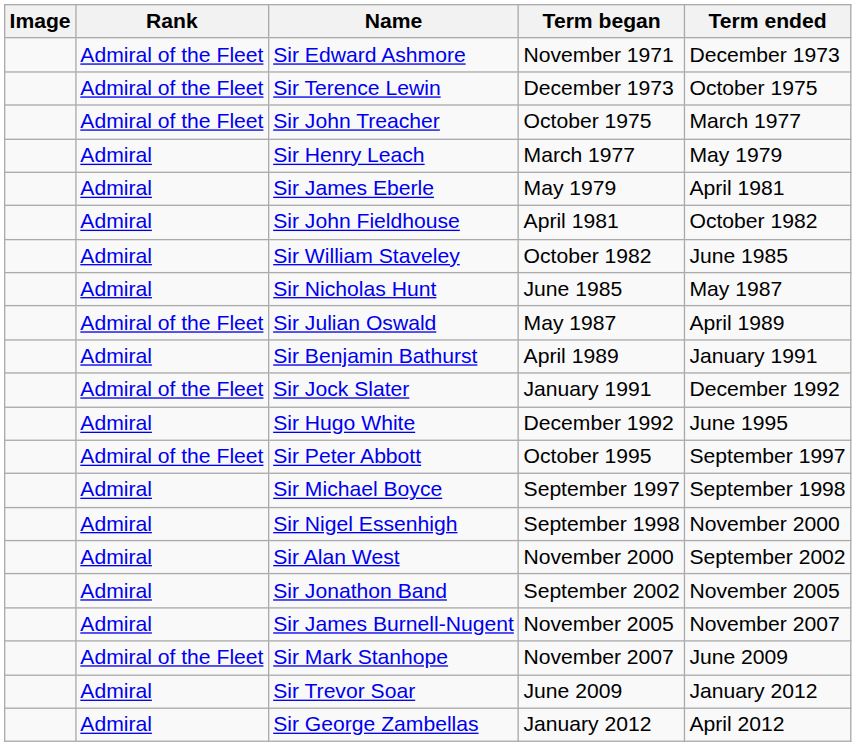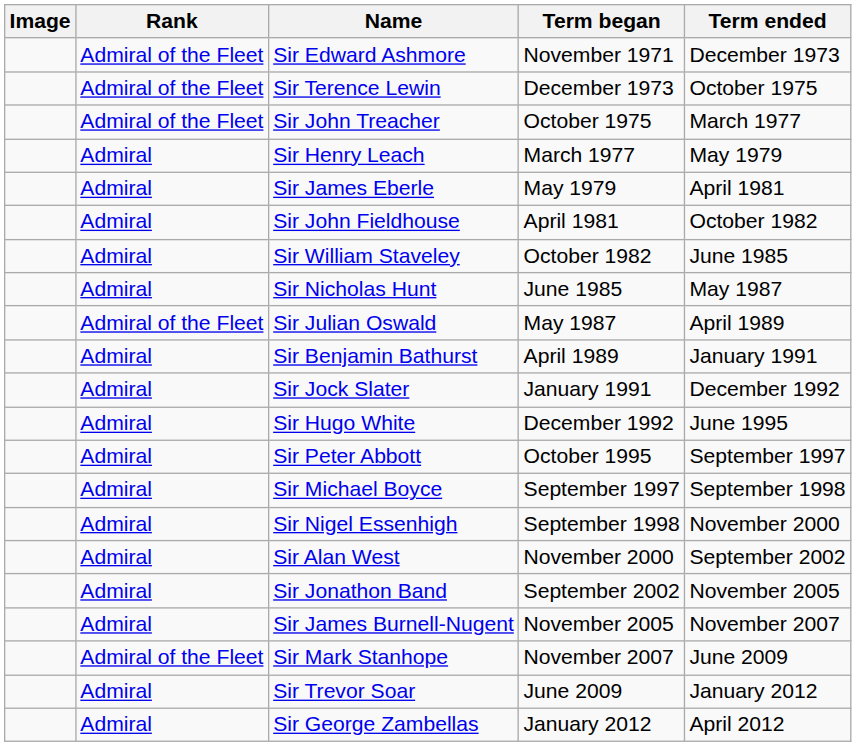(172, 389) Admiral of the Fleet -> (116, 389) Admiral
(172, 456) Admiral of the Fleet -> (116, 456) Admiral
